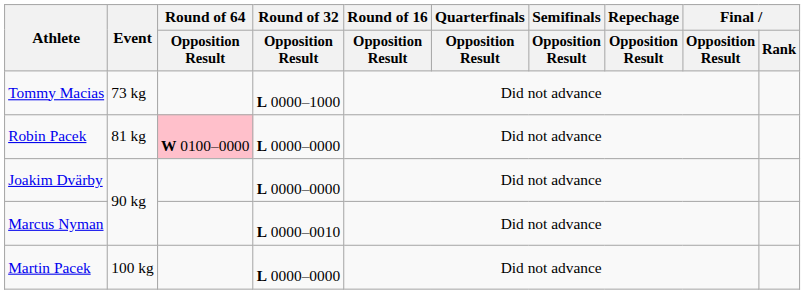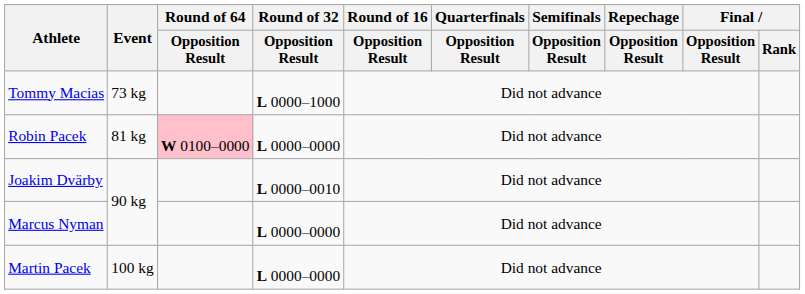(298, 189) L 0000–0000 -> (298, 189) L 0000–0010
(298, 233) L 0000–0010 -> (298, 233) L 0000–0000
